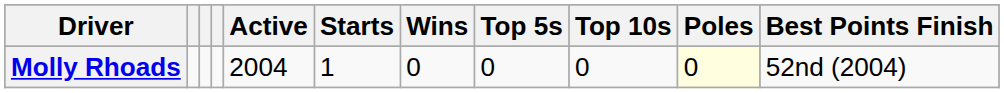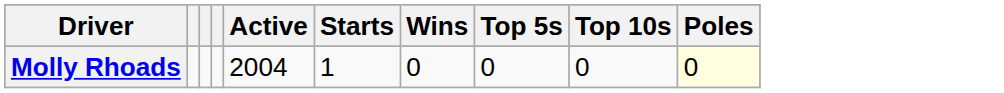- column: (880, 26)
